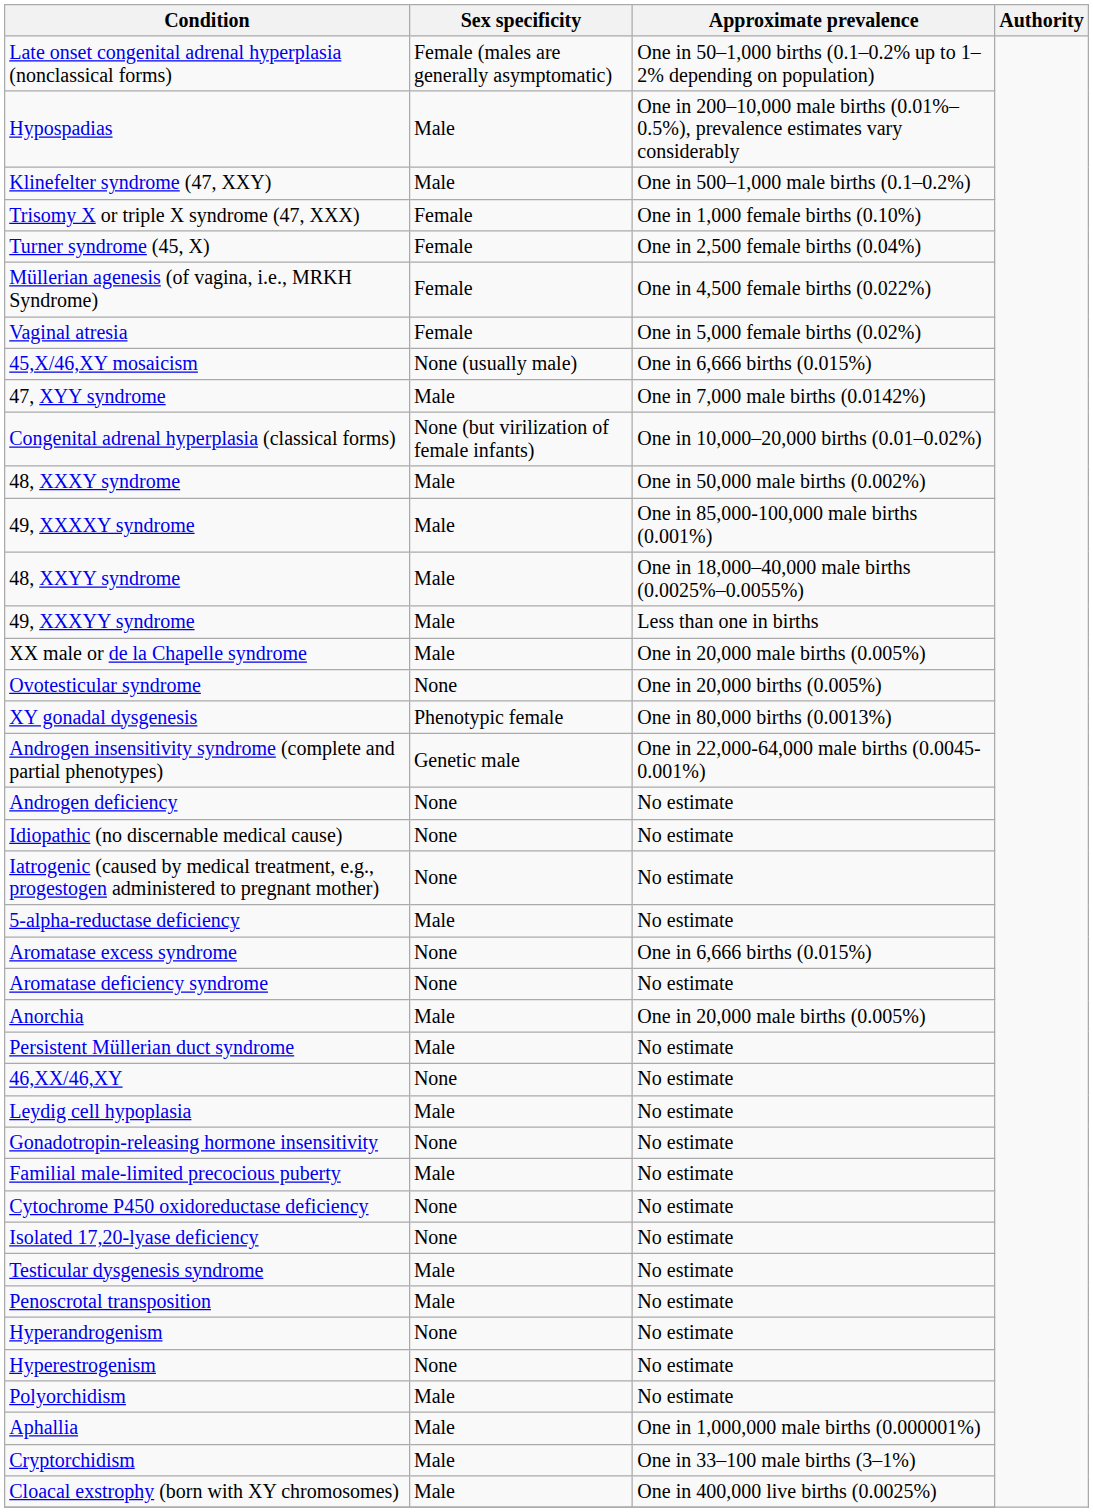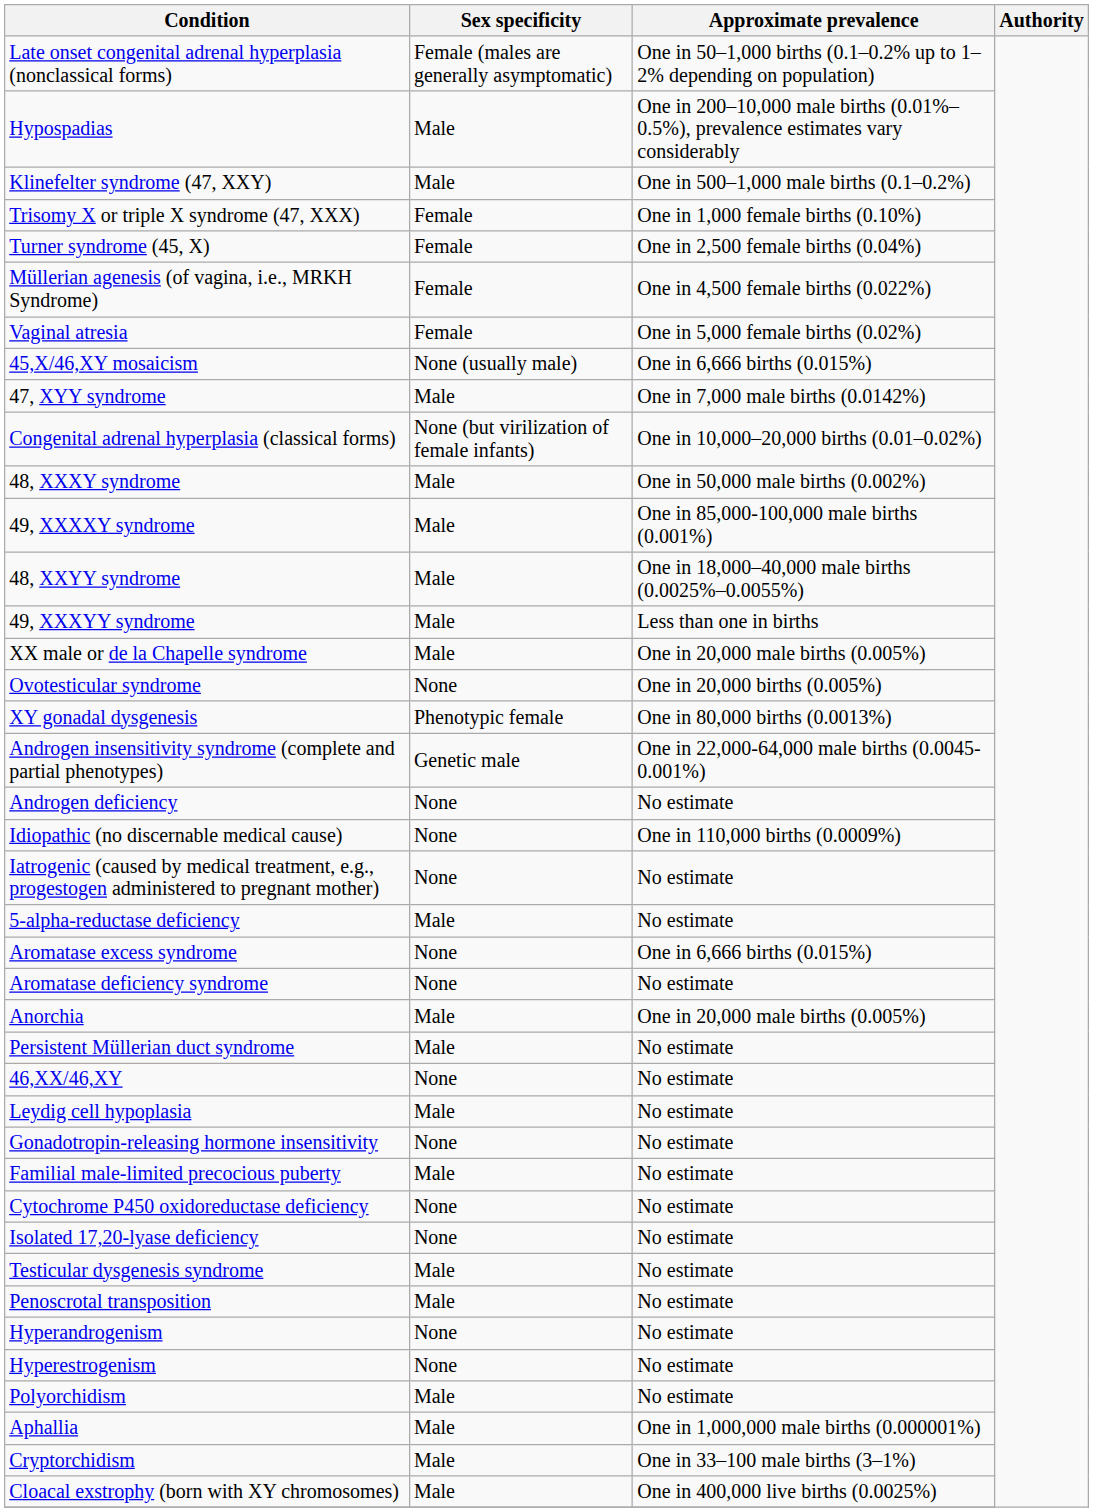(685, 834) No estimate -> (769, 834) One in 110,000 births (0.0009%)
